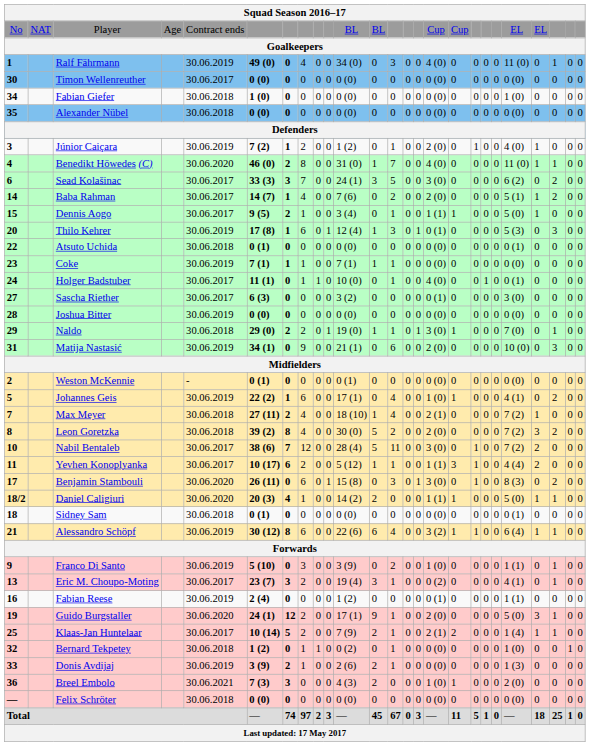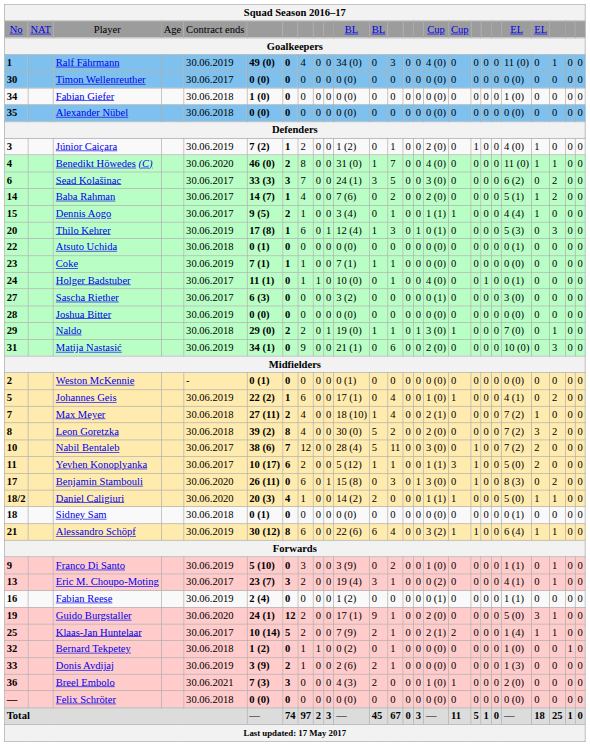(514, 213) 5 (0) -> (514, 213) 4 (4)
(514, 465) 4 (4) -> (514, 465) 5 (0)
